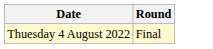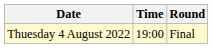+ column: (150, 14)
